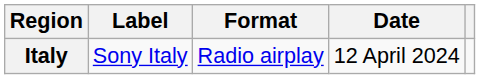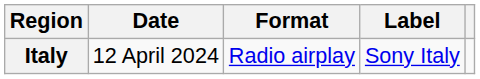columns swapped: (397, 21) <-> (140, 21)
